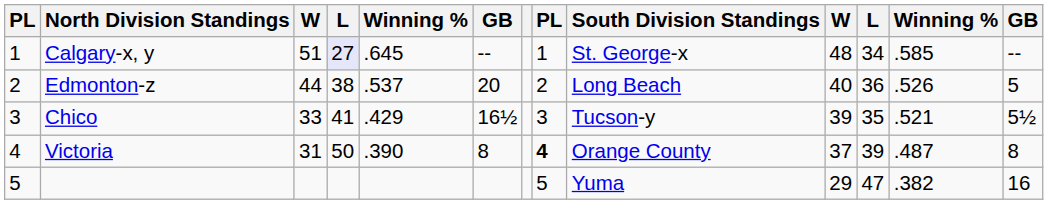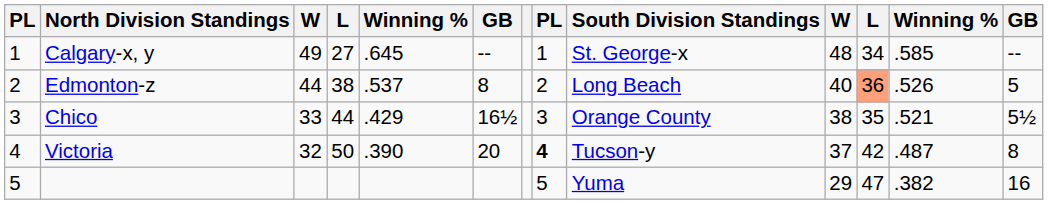(310, 53) 51 -> (310, 53) 49
(343, 53) lavender background -> (343, 53) no background
(489, 85) 20 -> (483, 85) 8
(873, 85) no background -> (873, 85) lightsalmon background
(343, 118) 41 -> (343, 118) 44
(614, 118) Tucson-y -> (641, 118) Orange County
(841, 118) 39 -> (841, 118) 38
(310, 150) 31 -> (310, 150) 32
(483, 150) 8 -> (489, 150) 20
(641, 150) Orange County -> (614, 150) Tucson-y
(873, 150) 39 -> (873, 150) 42
